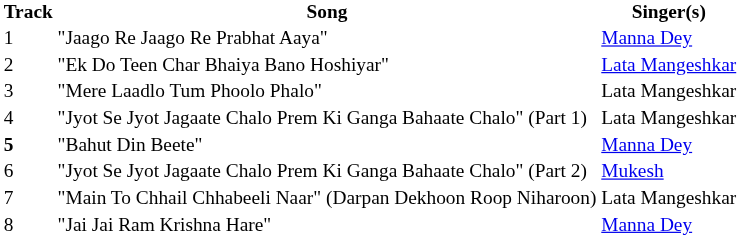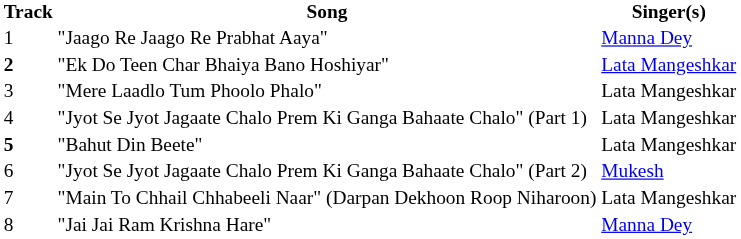(8, 64) normal -> (8, 64) bold
(647, 144) Manna Dey -> (669, 144) Lata Mangeshkar
